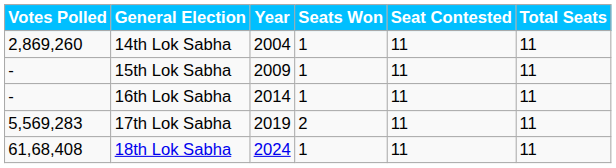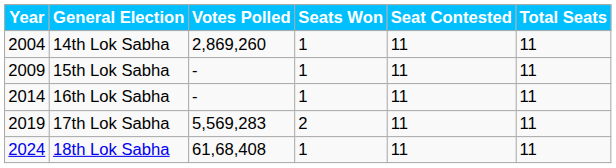columns swapped: (272, 17) <-> (58, 17)
